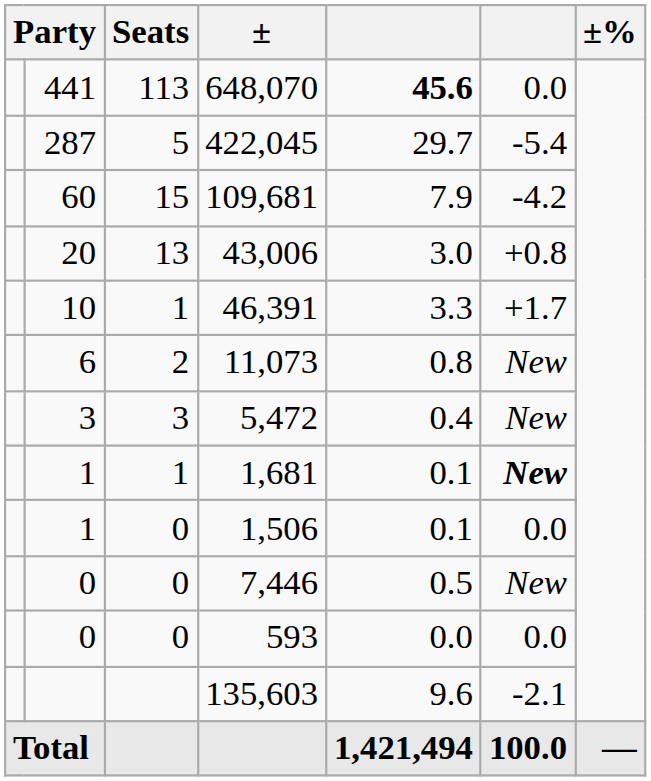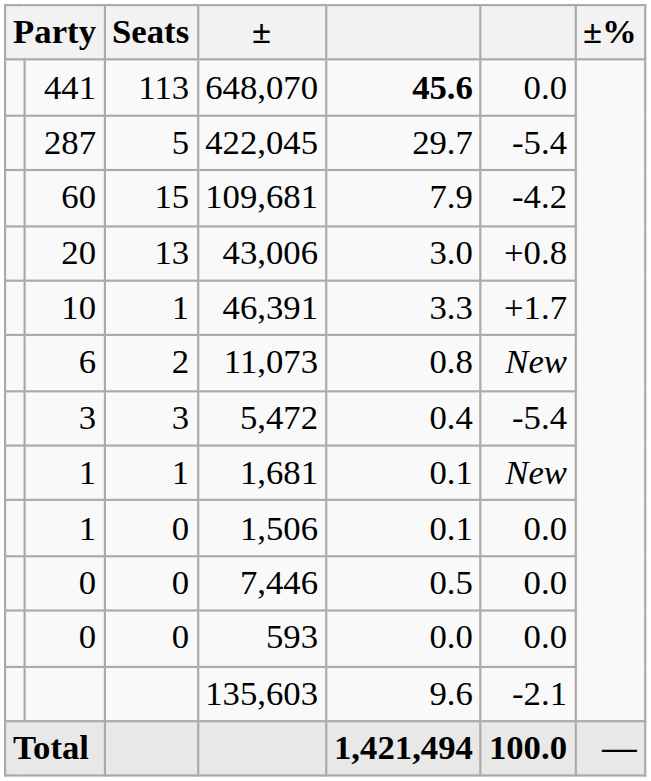(536, 417) New -> (540, 417) -5.4
(535, 472) bold -> (536, 472) normal
(536, 582) New -> (545, 582) 0.0
